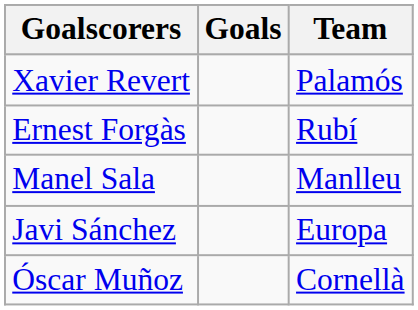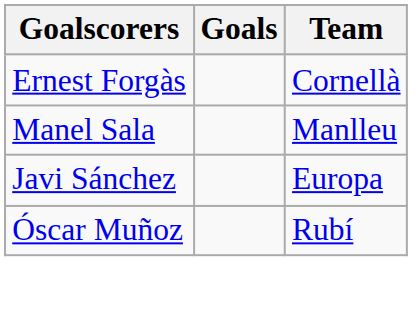- row: (101, 79)
(327, 129) Rubí -> (346, 79) Cornellà
(350, 279) Cornellà -> (323, 229) Rubí
